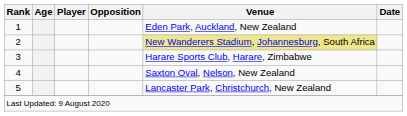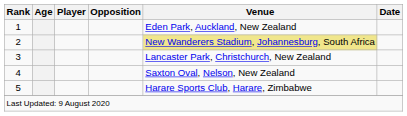(229, 57) Harare Sports Club, Harare, Zimbabwe -> (238, 57) Lancaster Park, Christchurch, New Zealand
(238, 88) Lancaster Park, Christchurch, New Zealand -> (229, 88) Harare Sports Club, Harare, Zimbabwe
